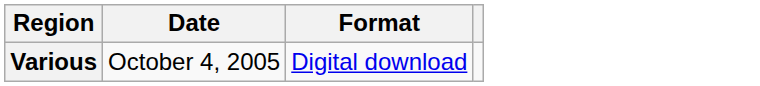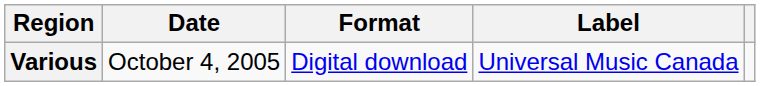+ column: (608, 23)
